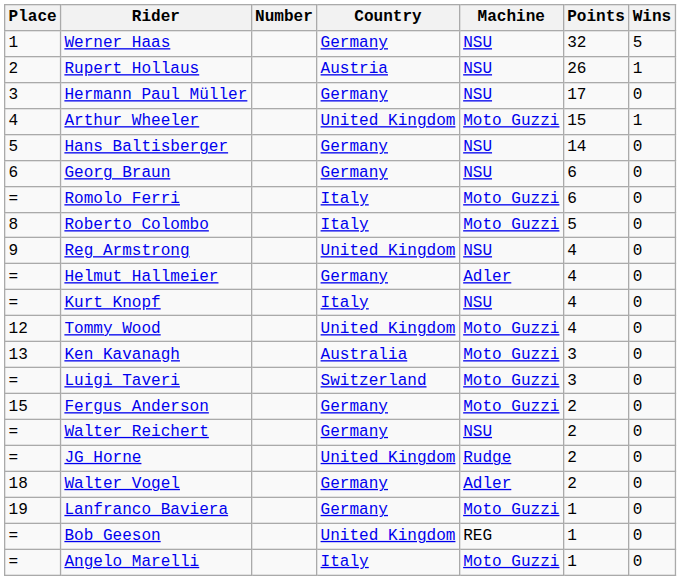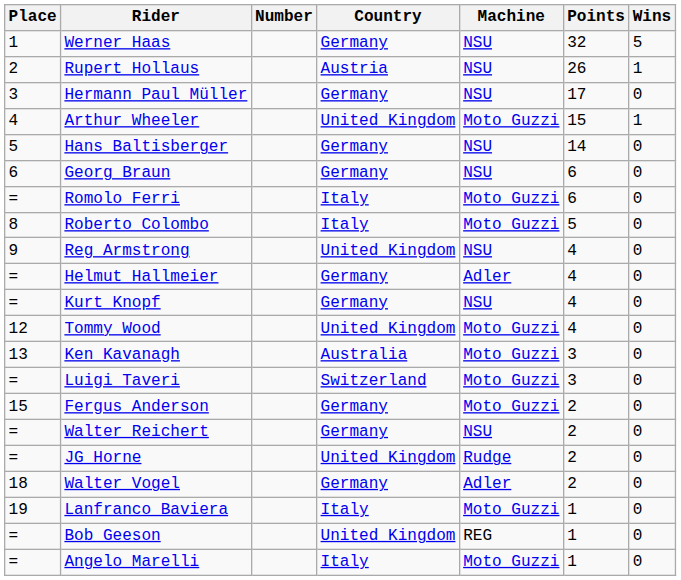(345, 303) Italy -> (354, 303) Germany
(354, 510) Germany -> (345, 510) Italy
